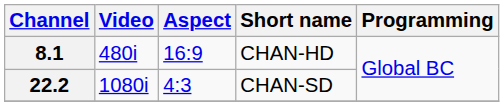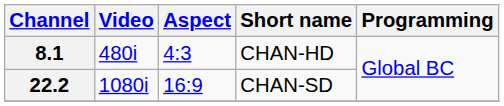(183, 52) 16:9 -> (177, 52) 4:3
(177, 85) 4:3 -> (183, 85) 16:9
